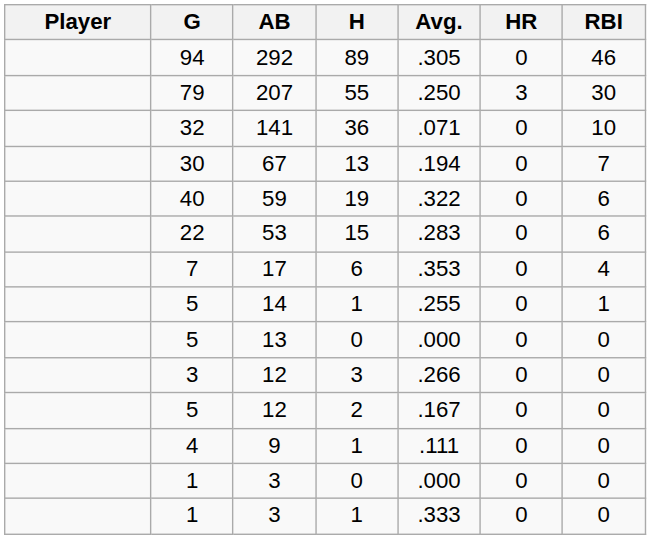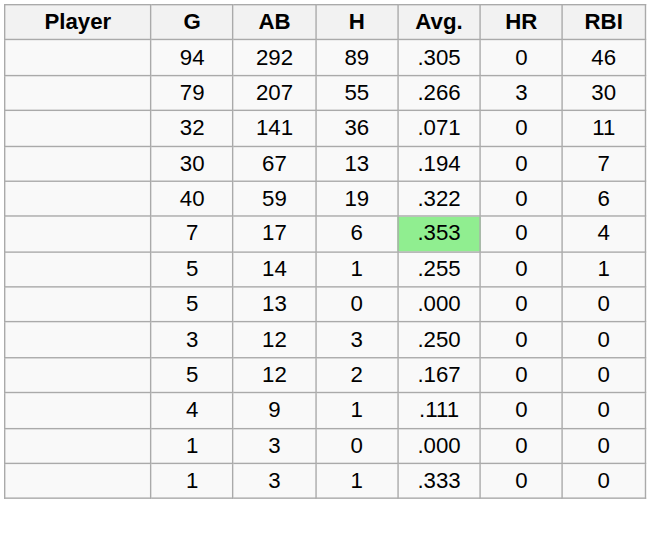(439, 92) .250 -> (439, 92) .266
(604, 127) 10 -> (604, 127) 11
- row: (274, 233)
(439, 269) no background -> (439, 233) lightgreen background
(439, 374) .266 -> (439, 339) .250
